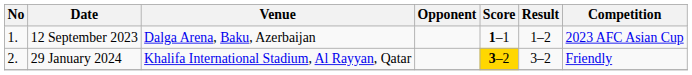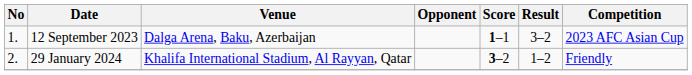(540, 37) 1–2 -> (540, 37) 3–2
(499, 59) gold background -> (499, 59) no background
(540, 59) 3–2 -> (540, 59) 1–2
